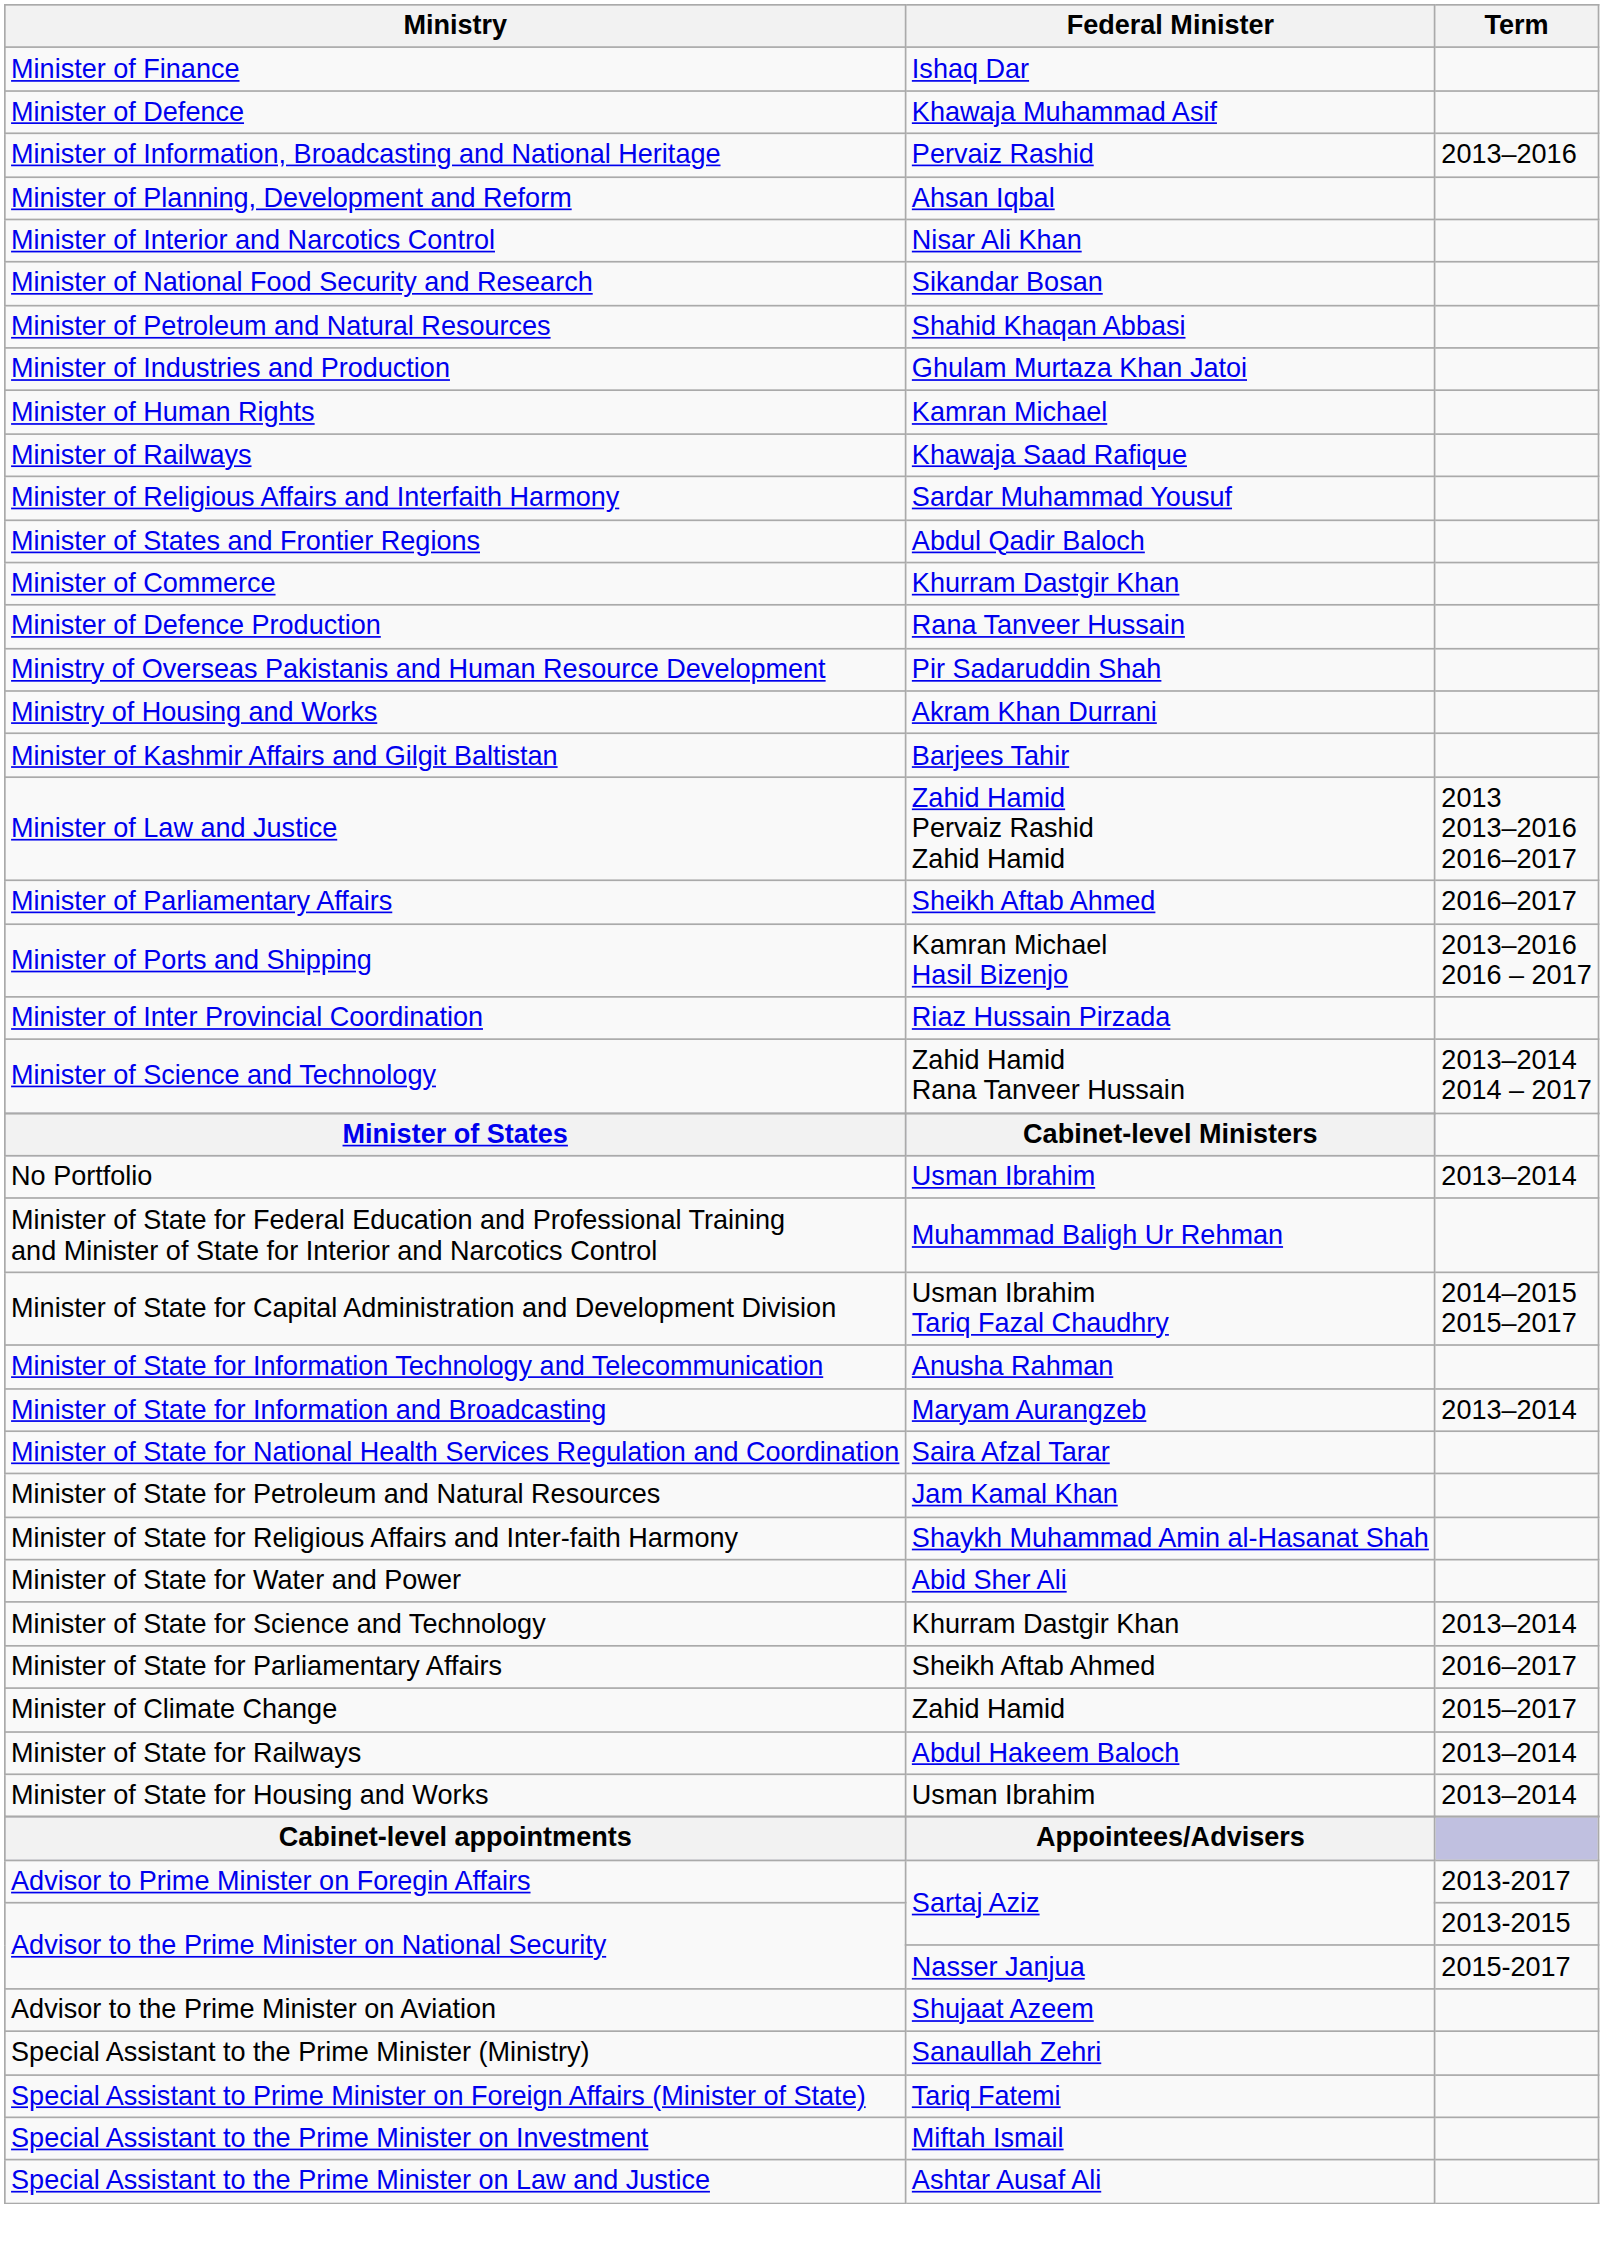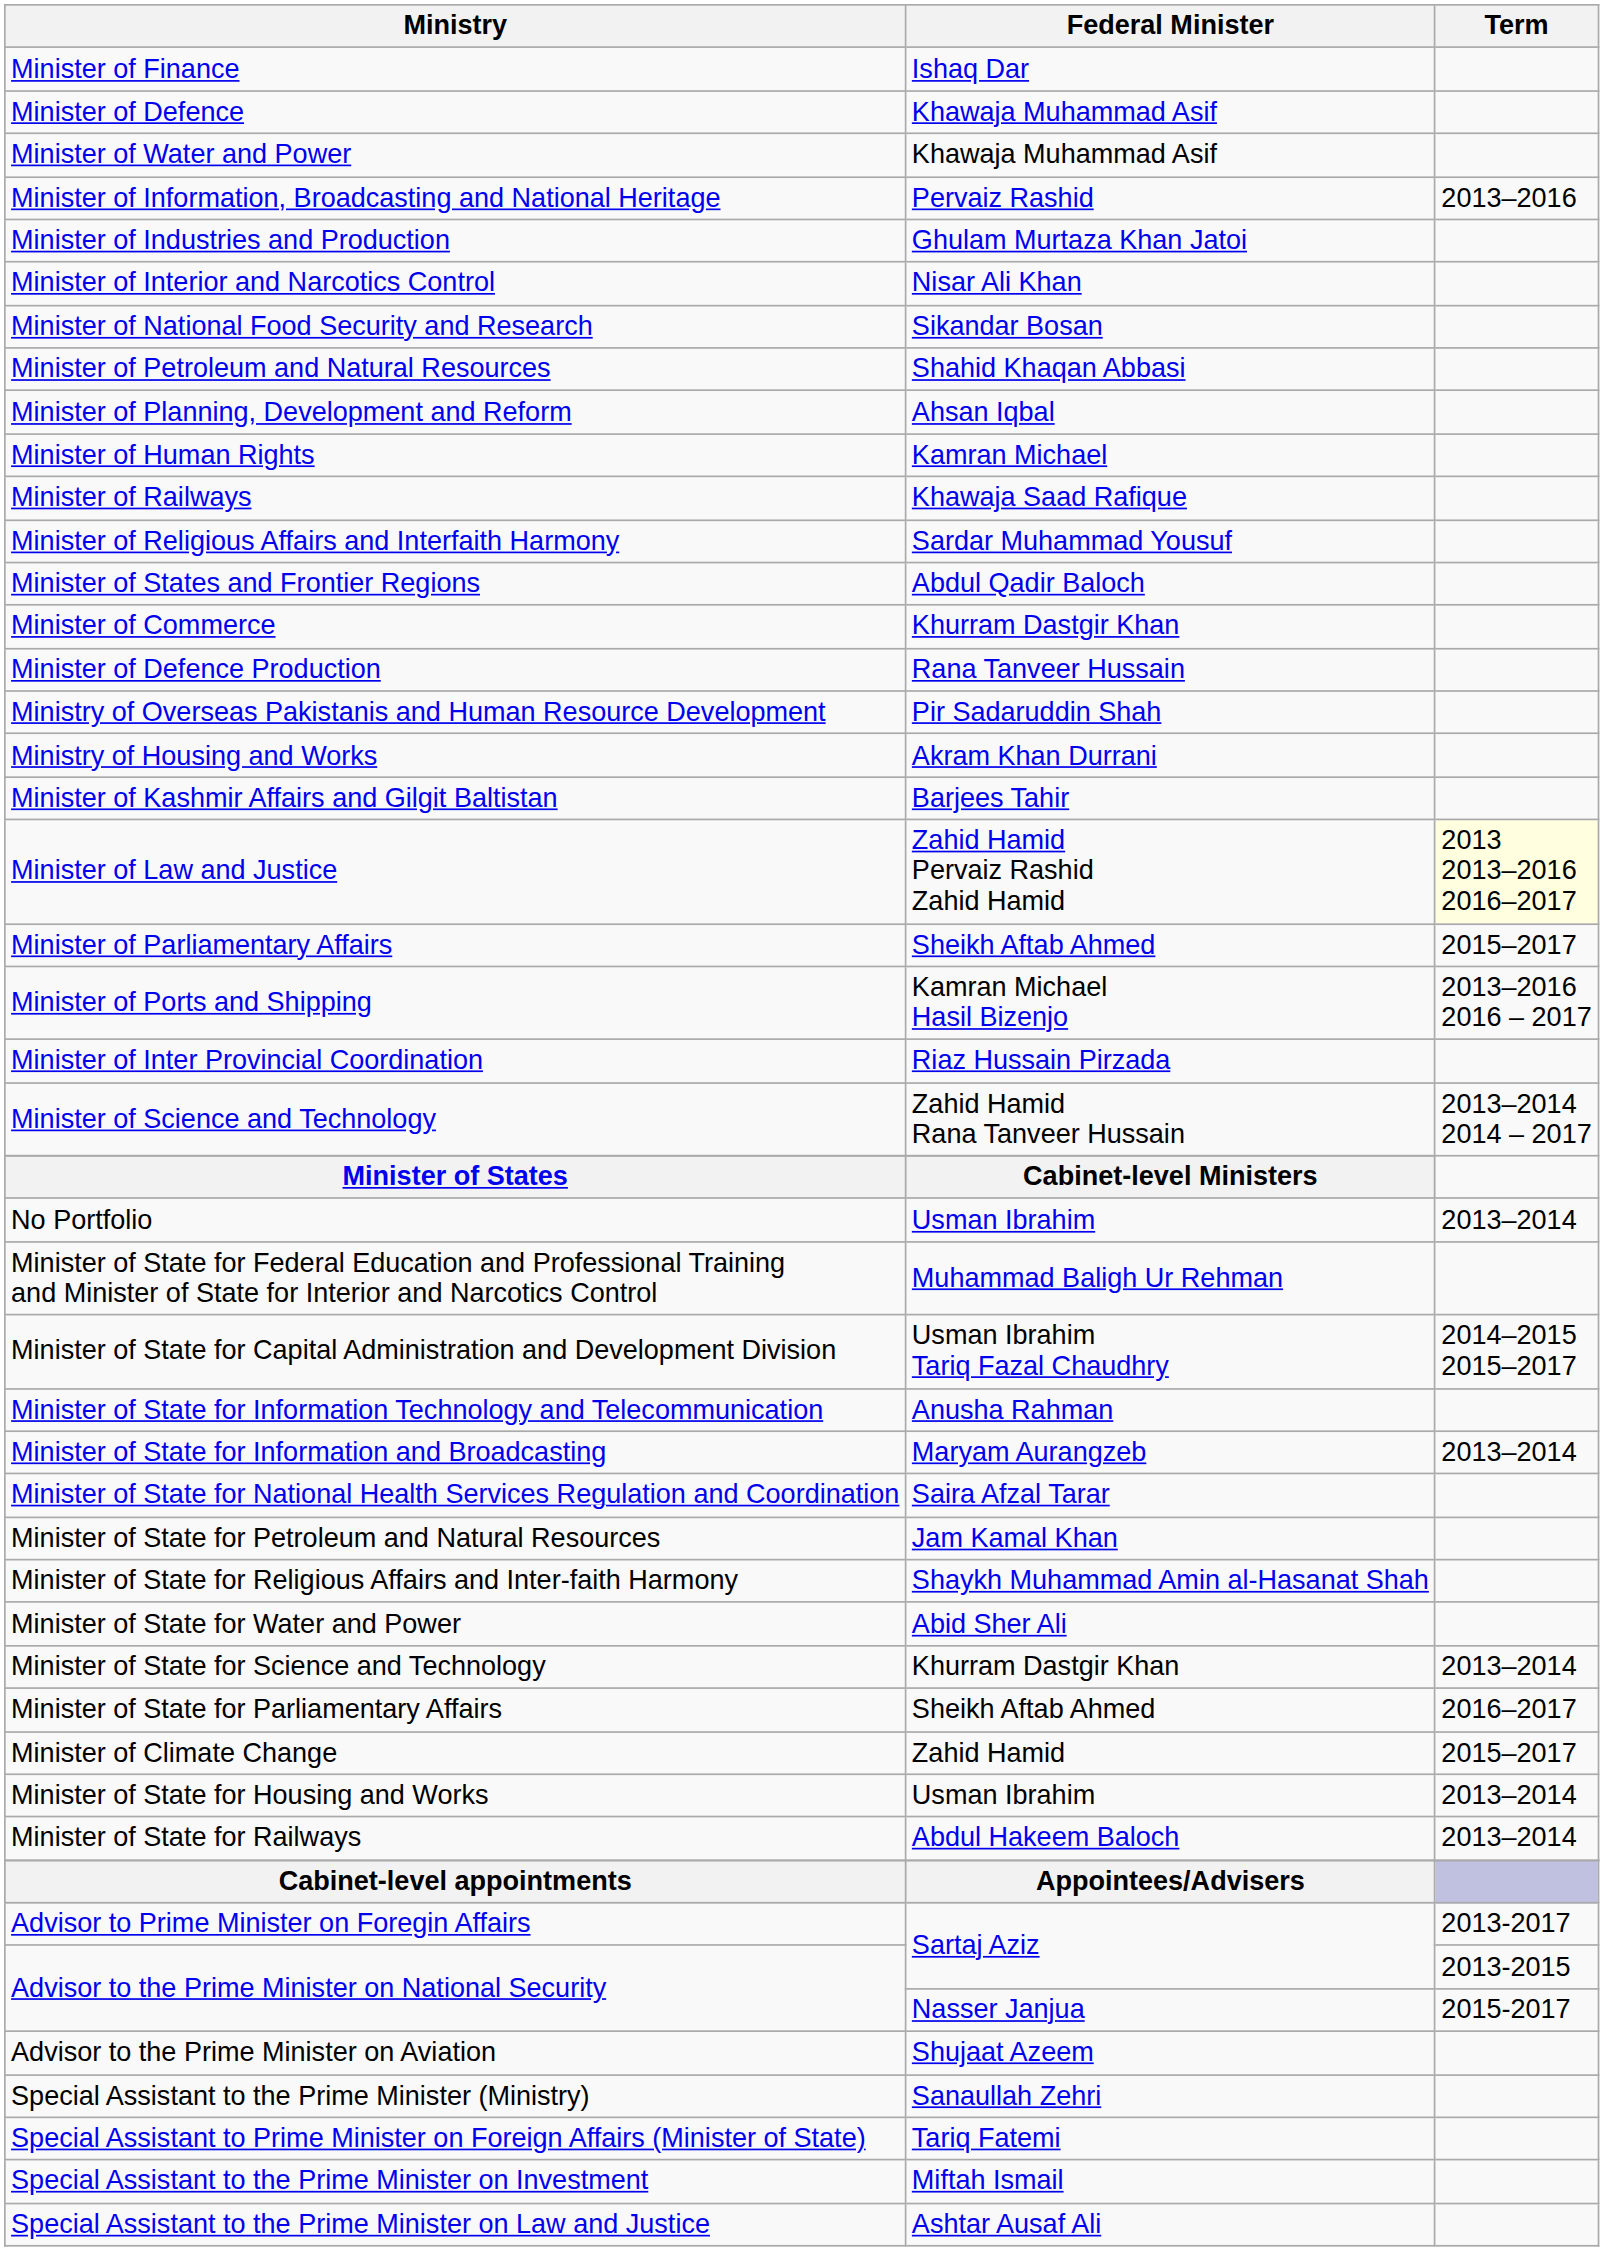+ row: (181, 154)
rows swapped: (231, 369) <-> (291, 197)
(1509, 828) no background -> (1509, 871) lightyellow background
(1509, 901) 2016–2017 -> (1509, 944) 2015–2017
rows swapped: (250, 1795) <-> (186, 1752)
